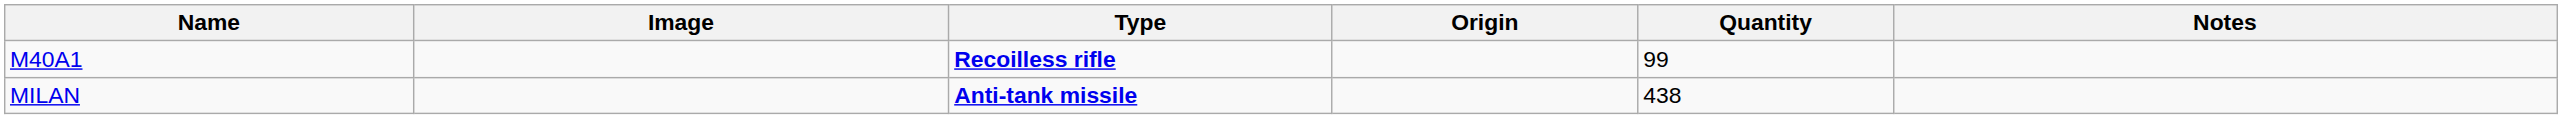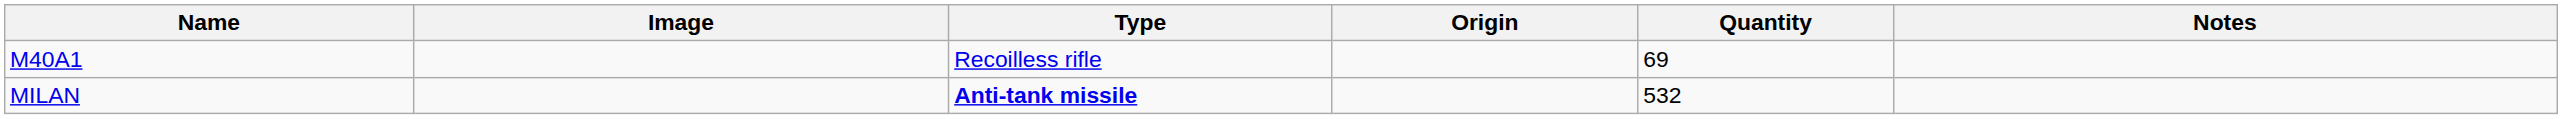(1035, 58) bold -> (1028, 58) normal
(1656, 58) 99 -> (1656, 58) 69
(1662, 95) 438 -> (1662, 95) 532
